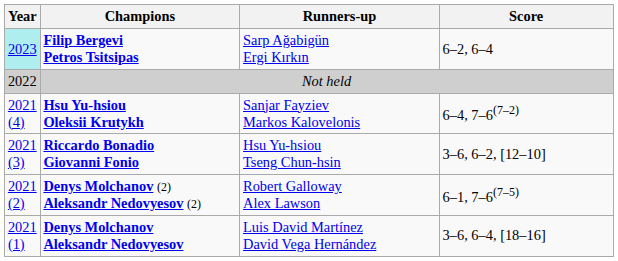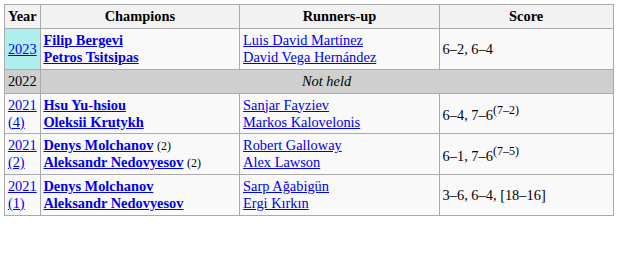(286, 49) Sarp Ağabigün Ergi Kırkın -> (310, 49) Luis David Martínez David Vega Hernández
- row: (99, 154)
(310, 235) Luis David Martínez David Vega Hernández -> (286, 195) Sarp Ağabigün Ergi Kırkın
